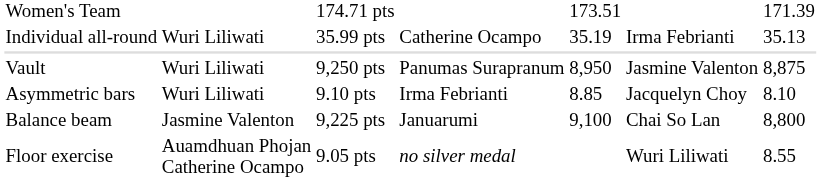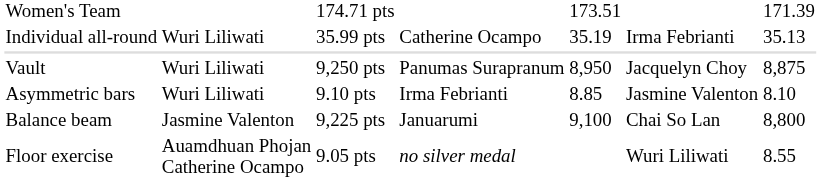(692, 67) Jasmine Valenton -> (686, 67) Jacquelyn Choy
(686, 93) Jacquelyn Choy -> (692, 93) Jasmine Valenton
